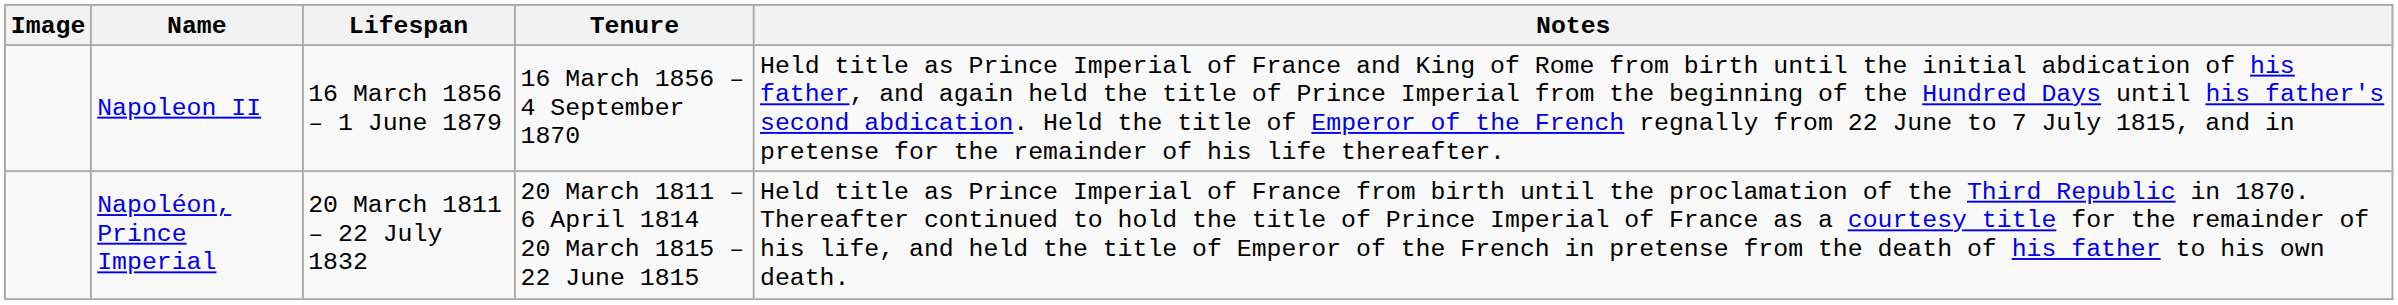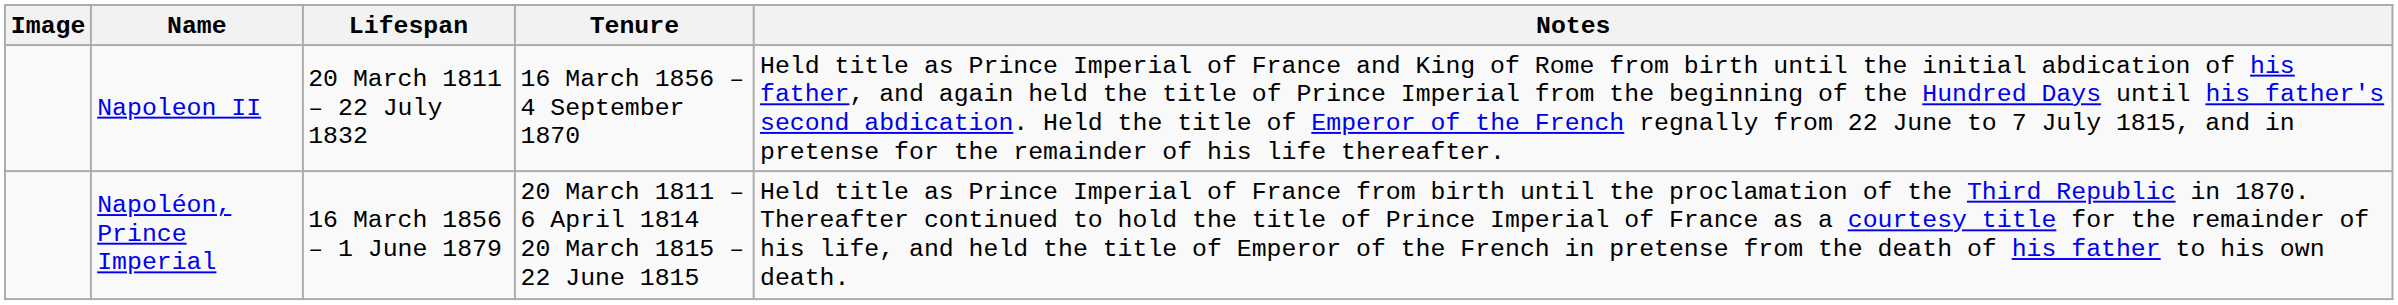(405, 109) 16 March 1856 – 1 June 1879 -> (405, 109) 20 March 1811 – 22 July 1832
(405, 235) 20 March 1811 – 22 July 1832 -> (405, 235) 16 March 1856 – 1 June 1879
